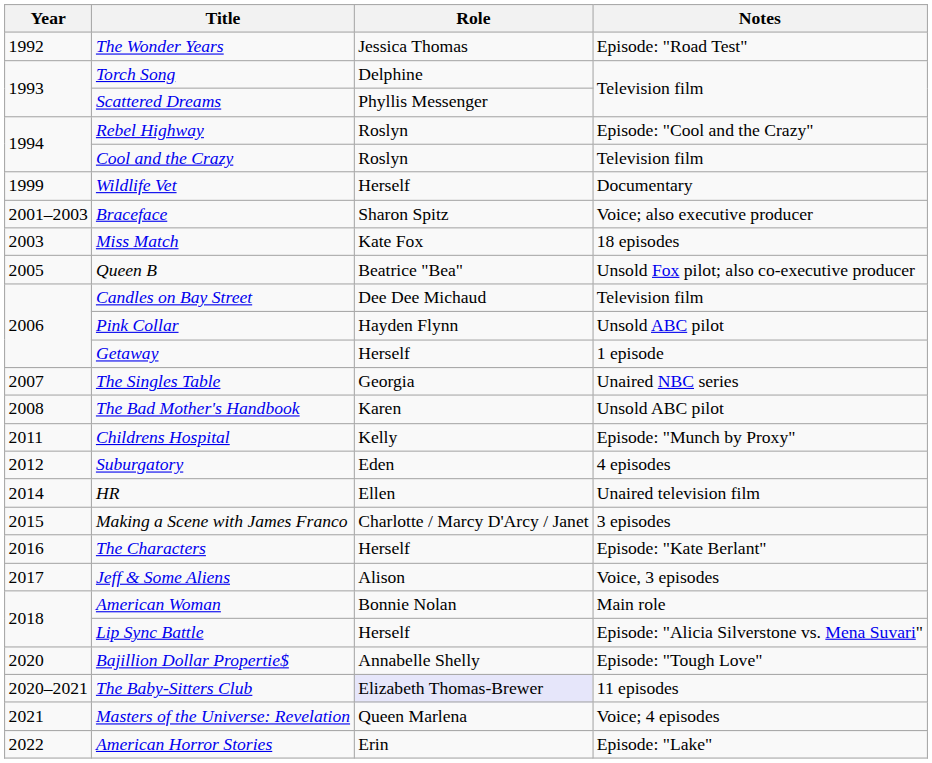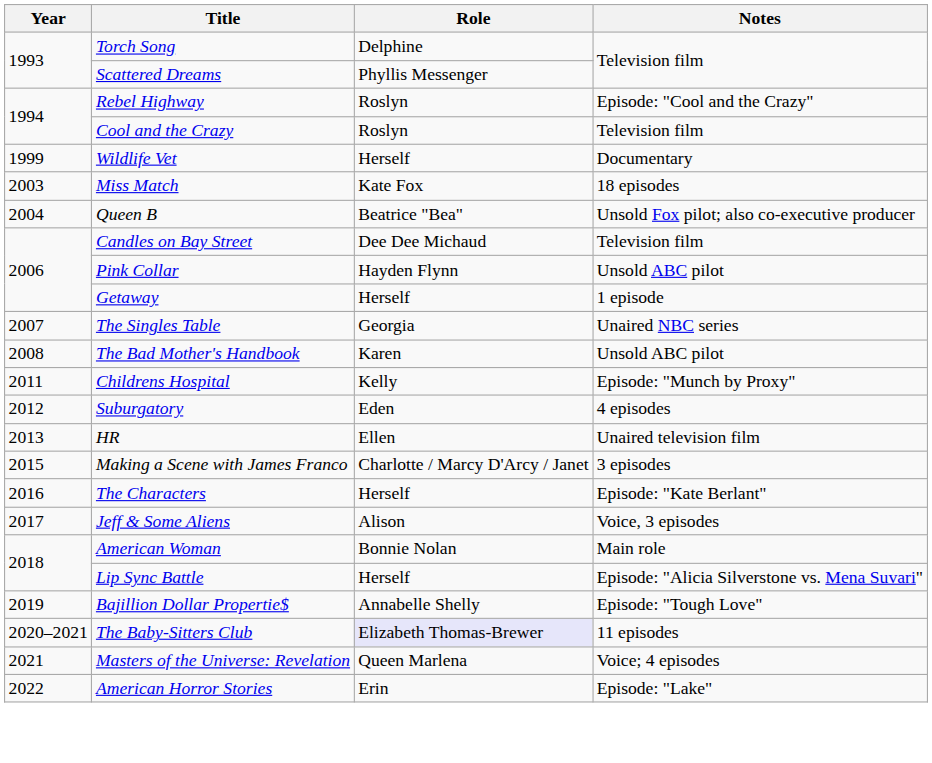- row: (160, 46)
- row: (132, 213)
(26, 269) 2005 -> (26, 213) 2004
(26, 492) 2014 -> (26, 437) 2013
(26, 660) 2020 -> (26, 604) 2019
